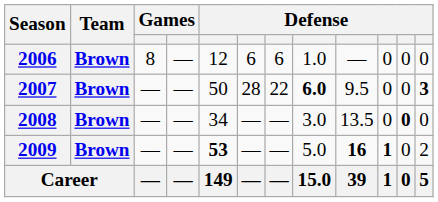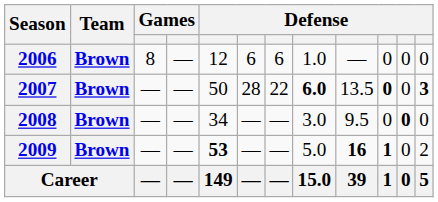(357, 89) 9.5 -> (357, 89) 13.5
(387, 89) normal -> (387, 89) bold
(357, 119) 13.5 -> (357, 119) 9.5
